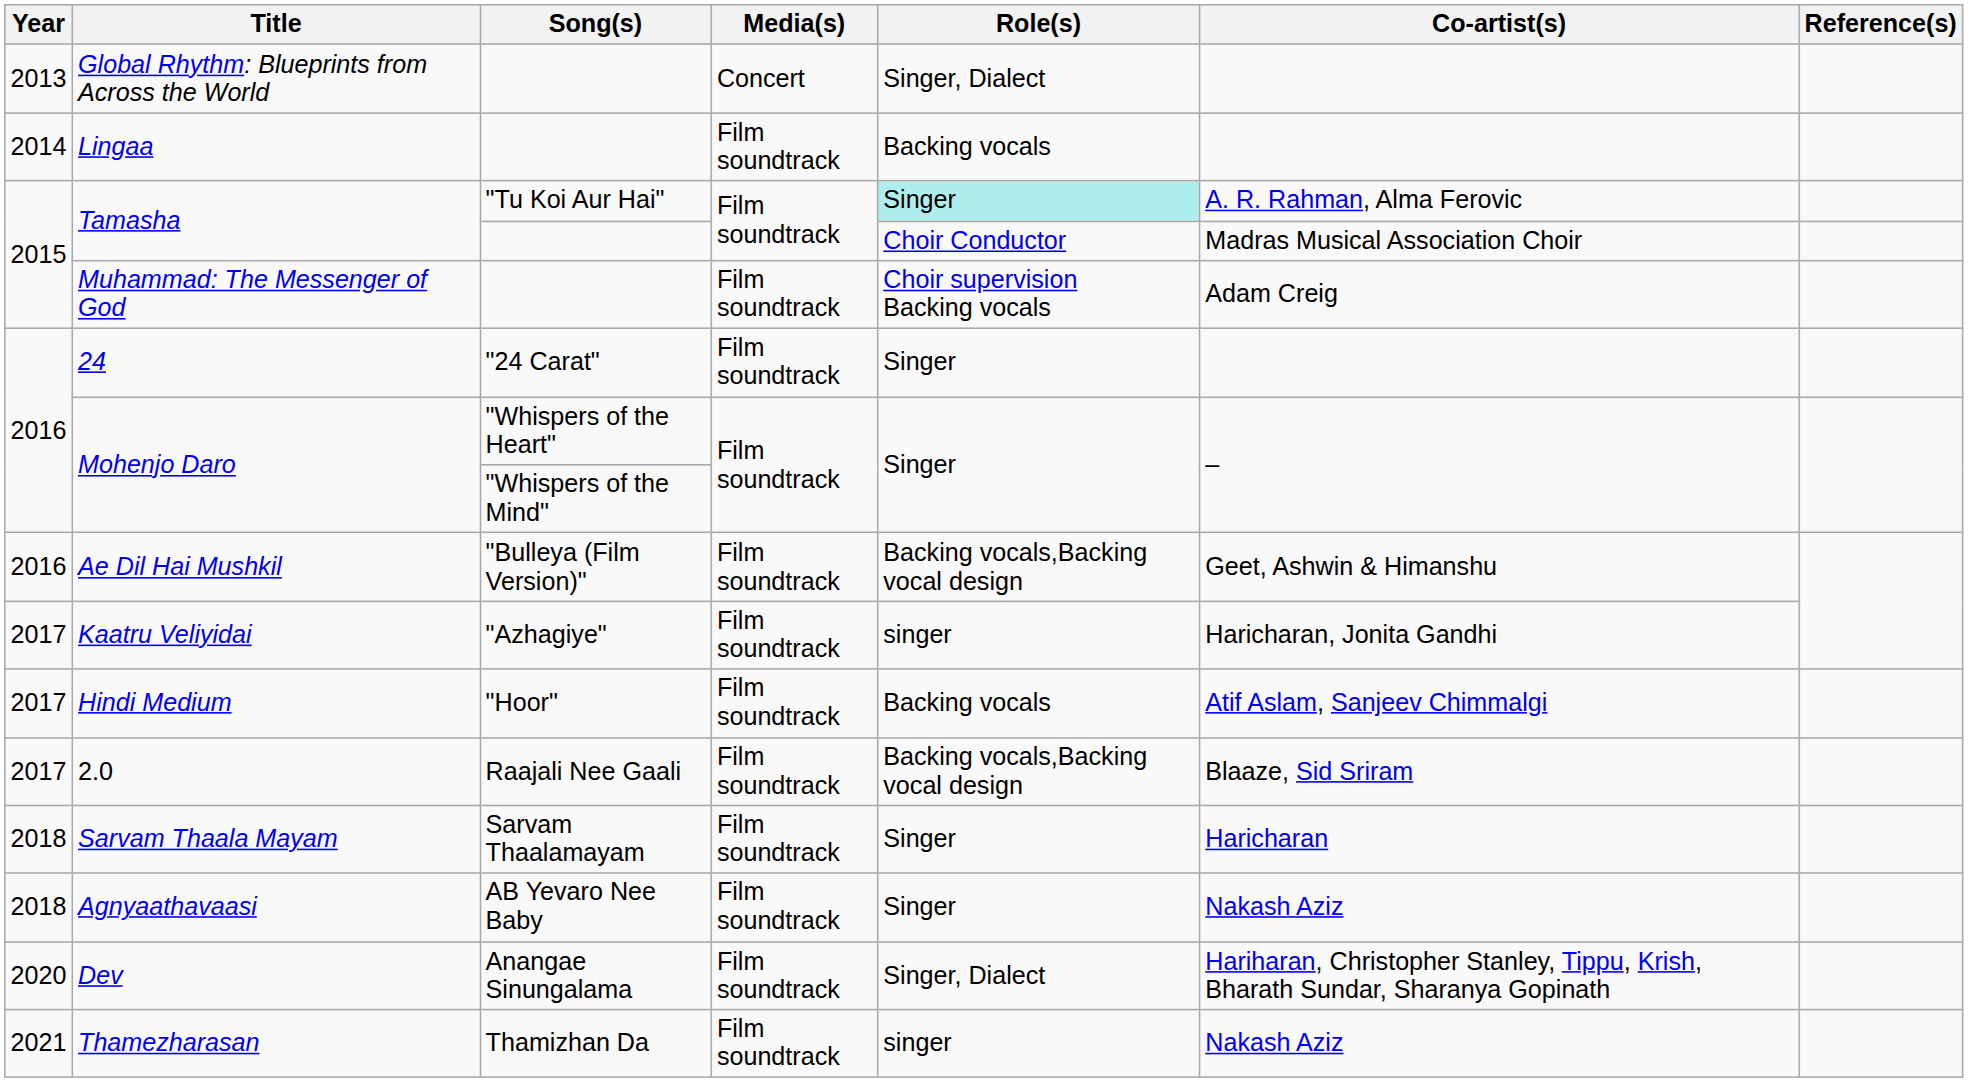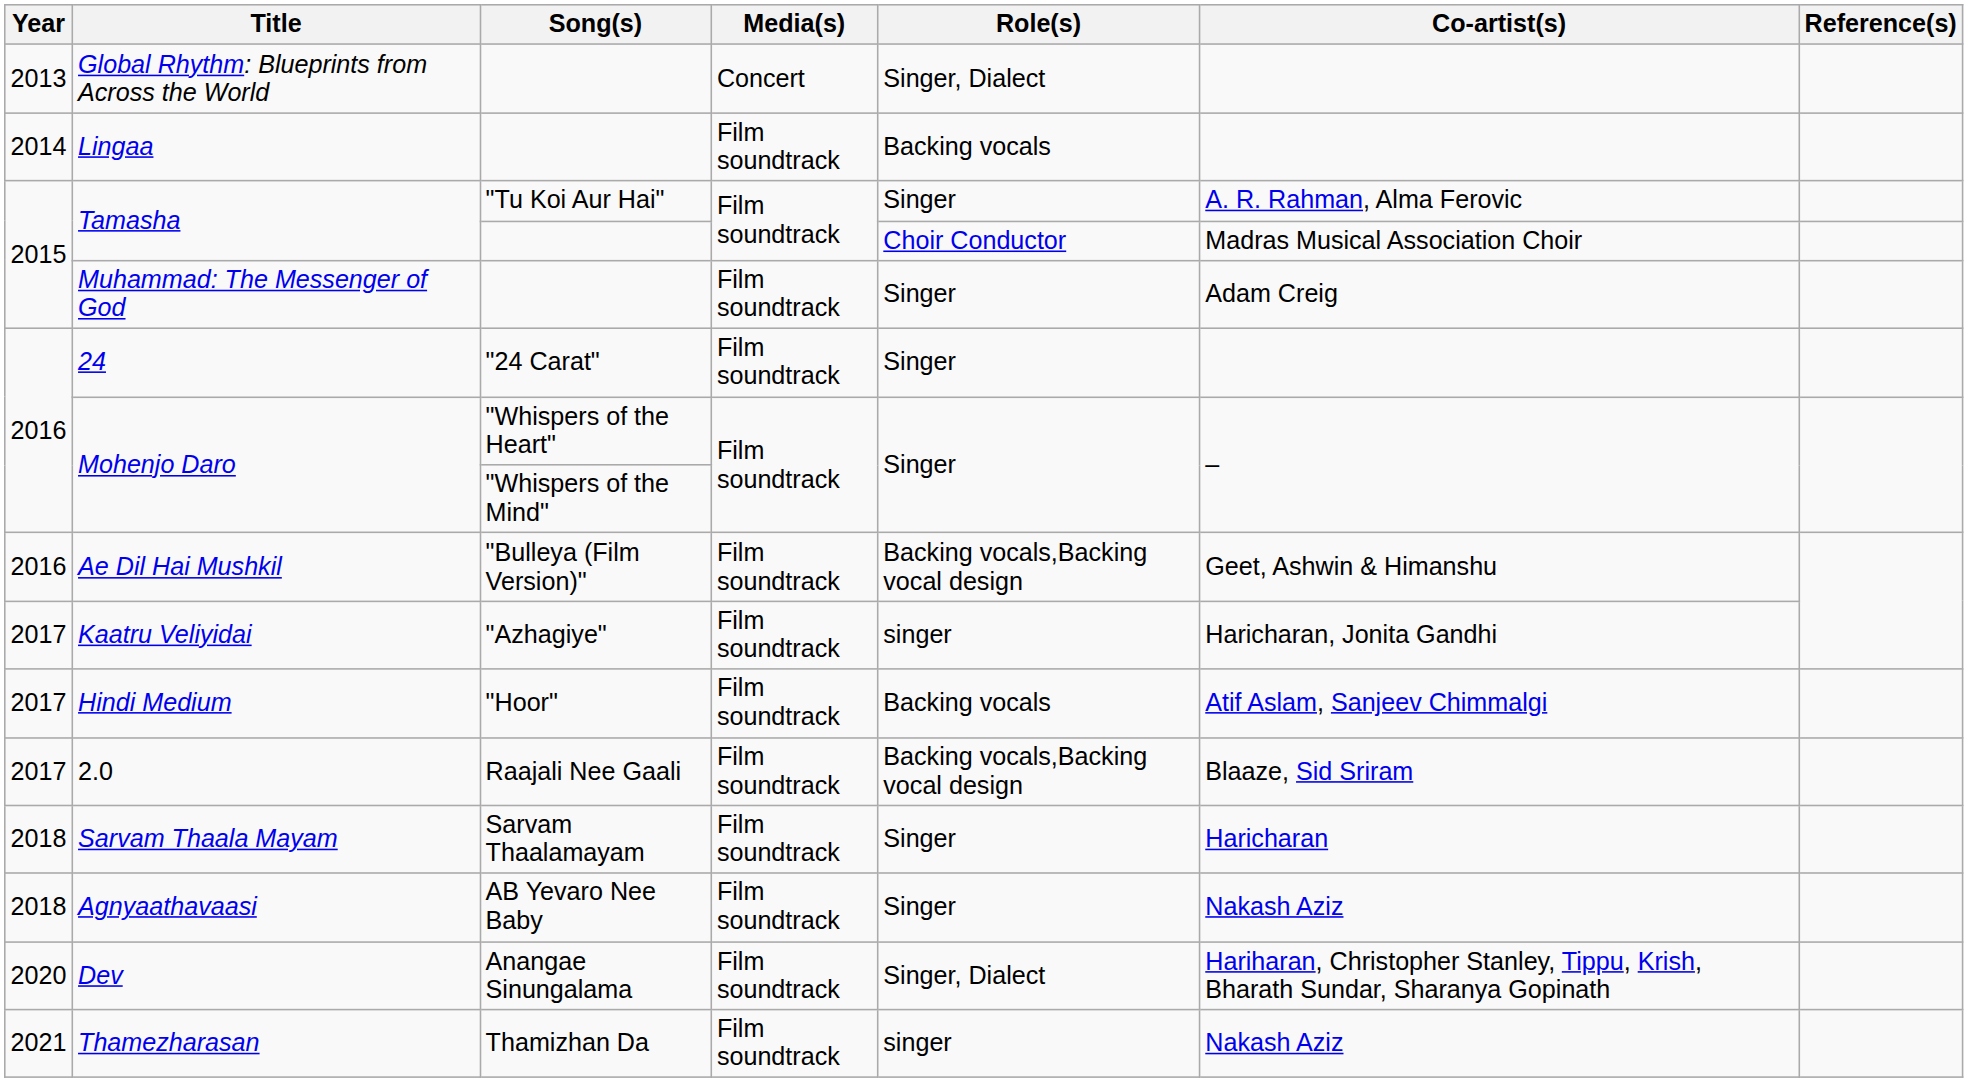(920, 200) paleturquoise background -> (920, 200) no background
(980, 294) Choir supervision Backing vocals -> (920, 294) Singer
